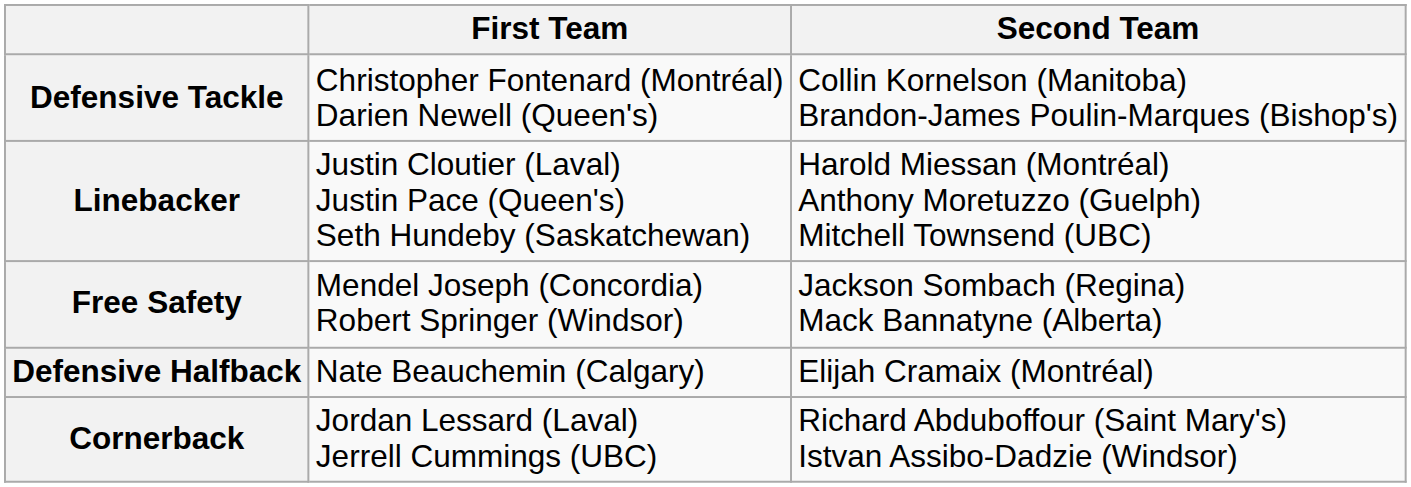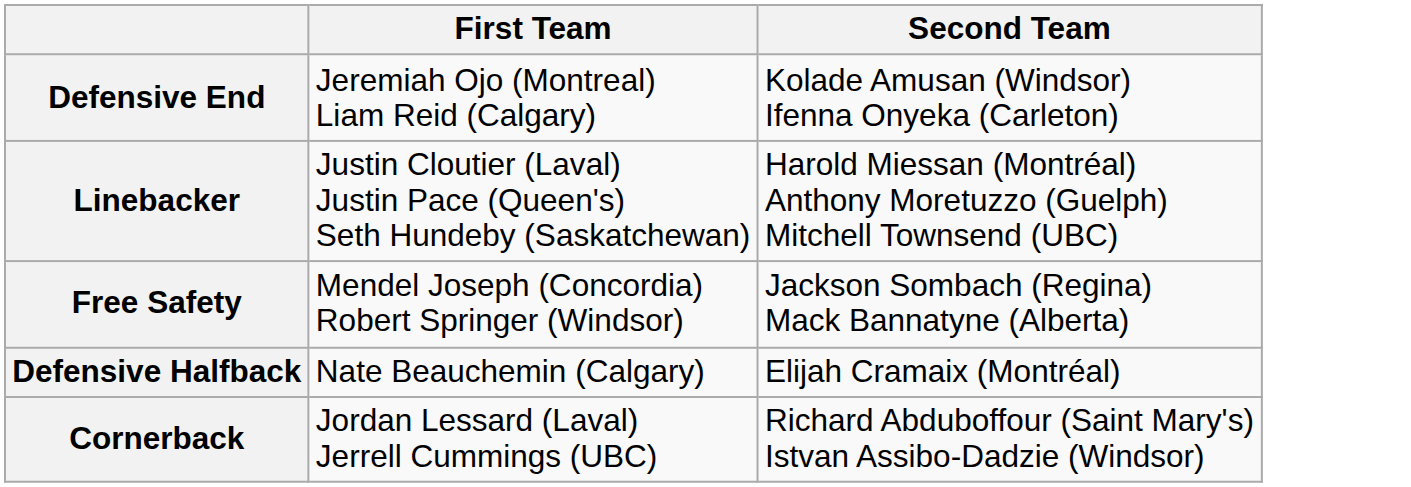- row: (157, 97)
+ row: (157, 97)
